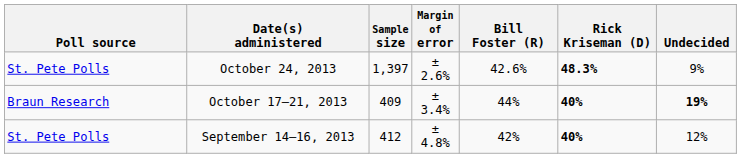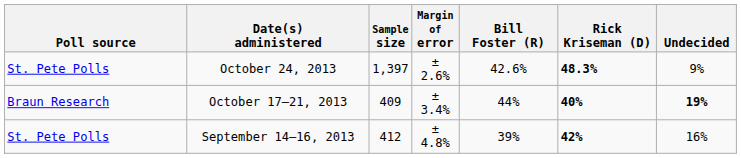(509, 136) 42% -> (509, 136) 39%
(572, 136) 40% -> (572, 136) 42%
(697, 136) 12% -> (697, 136) 16%
